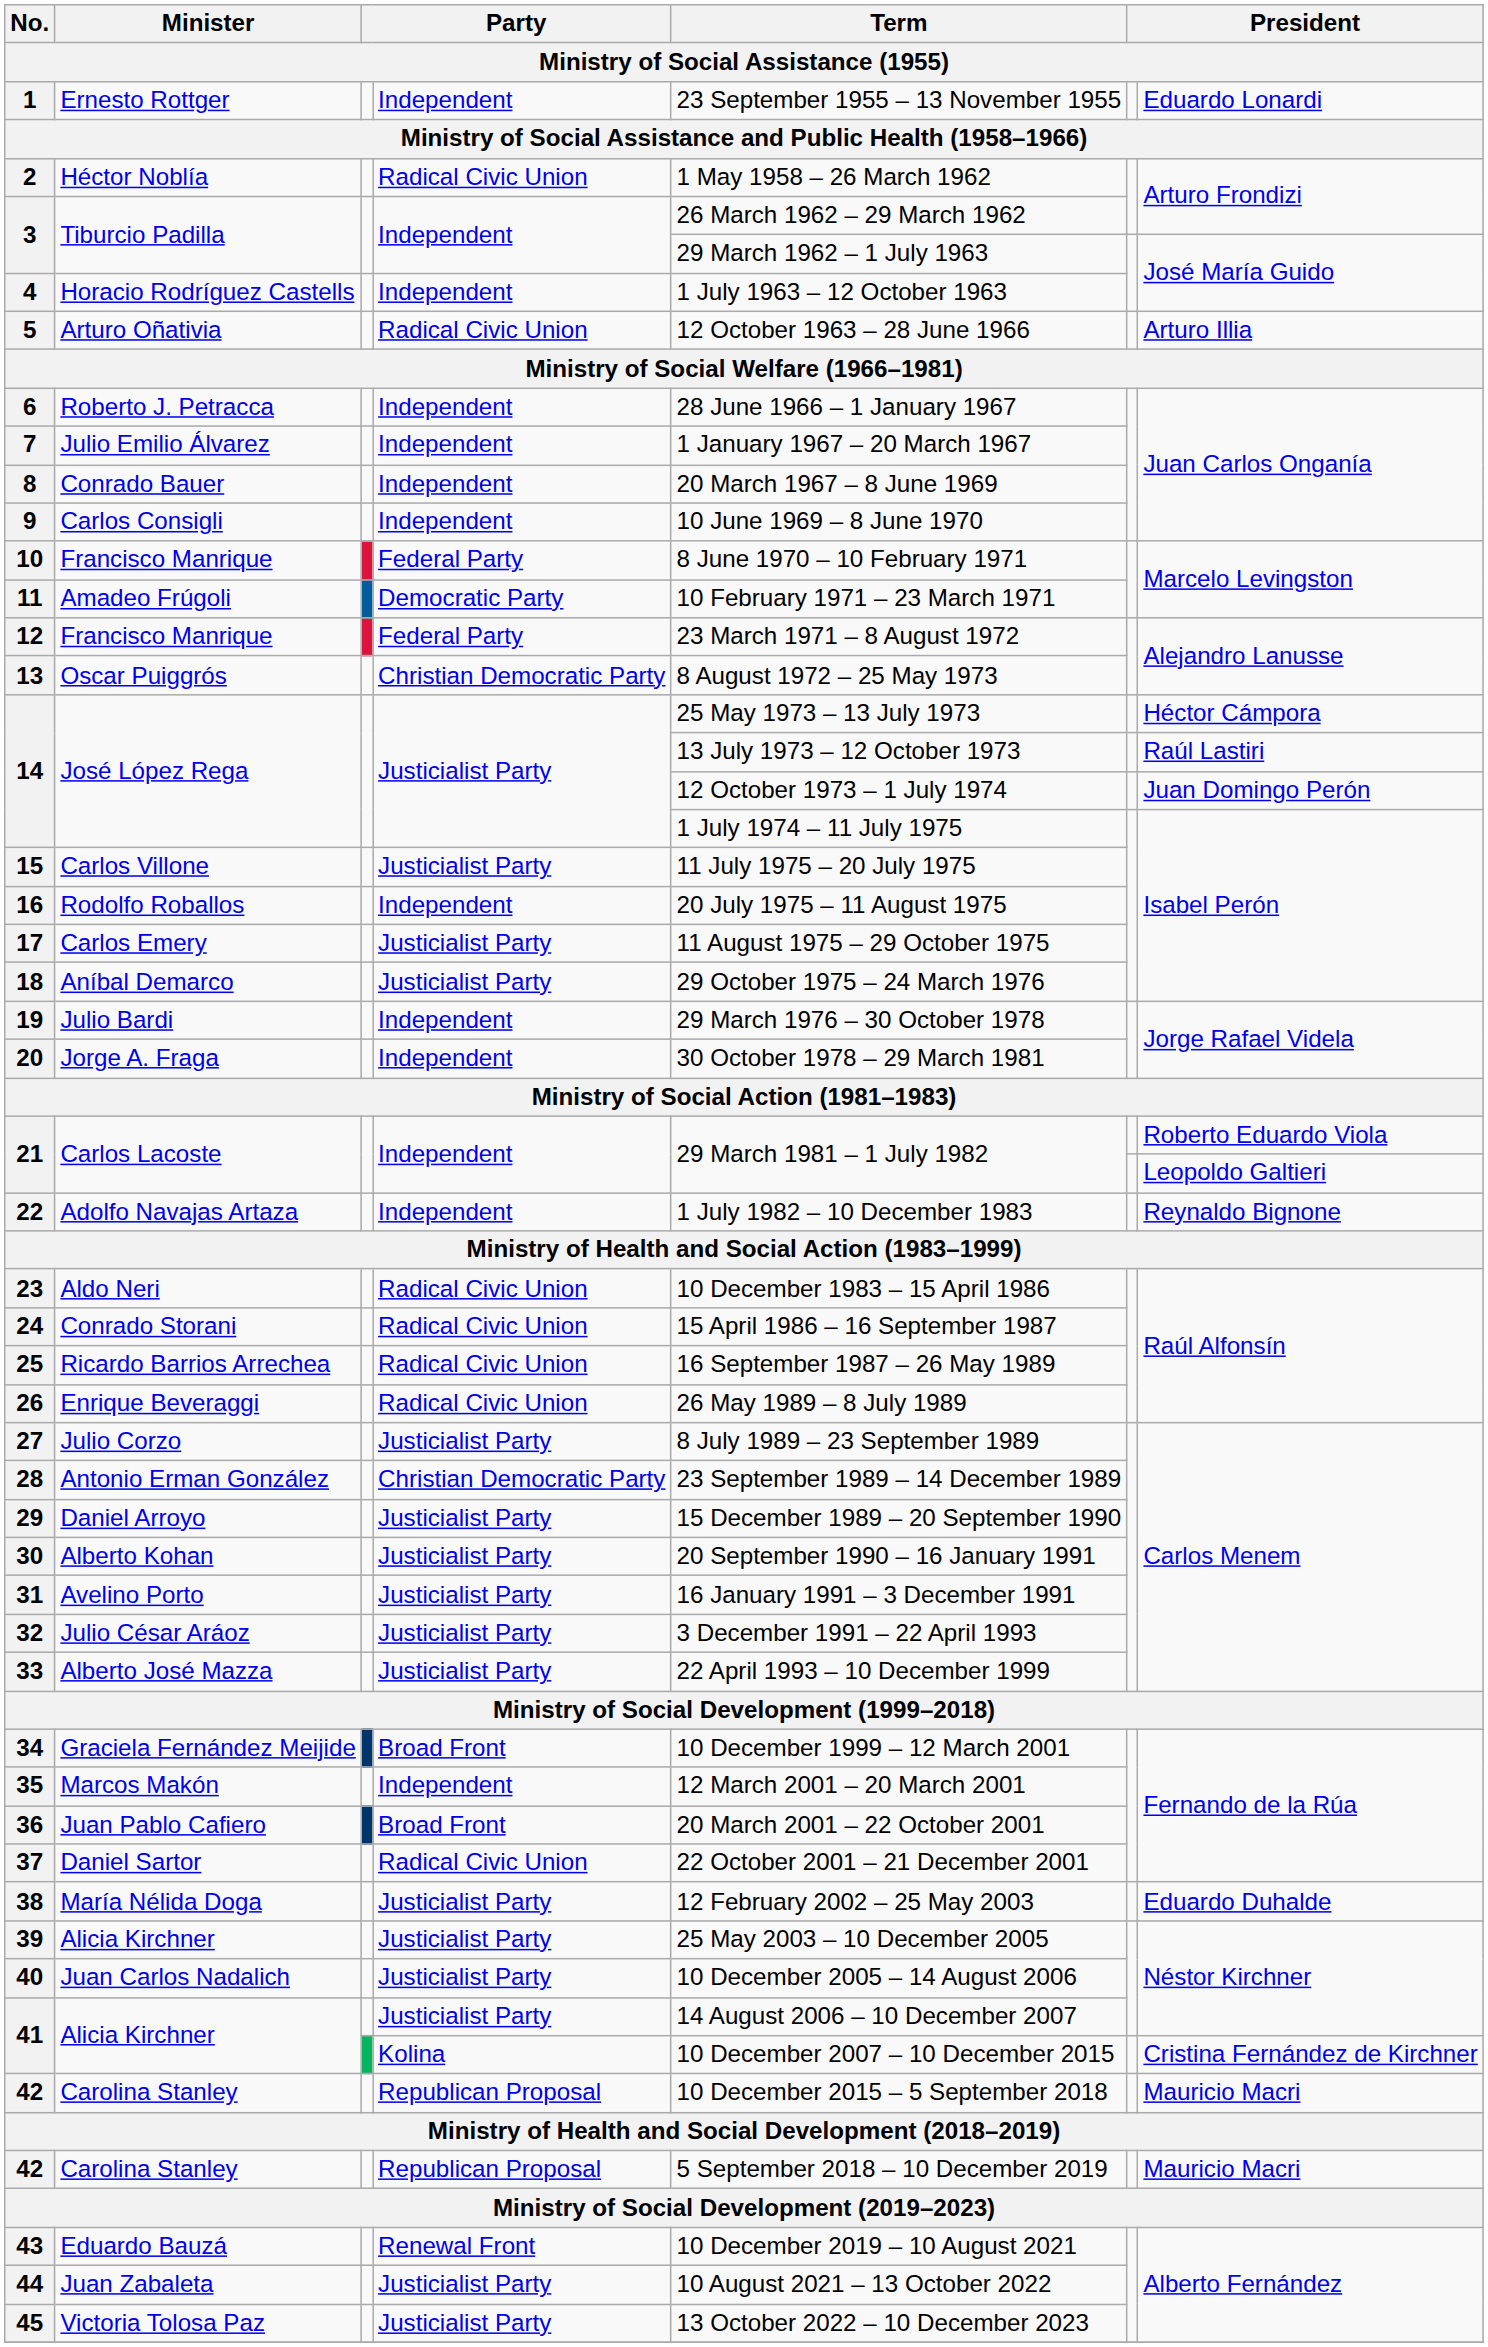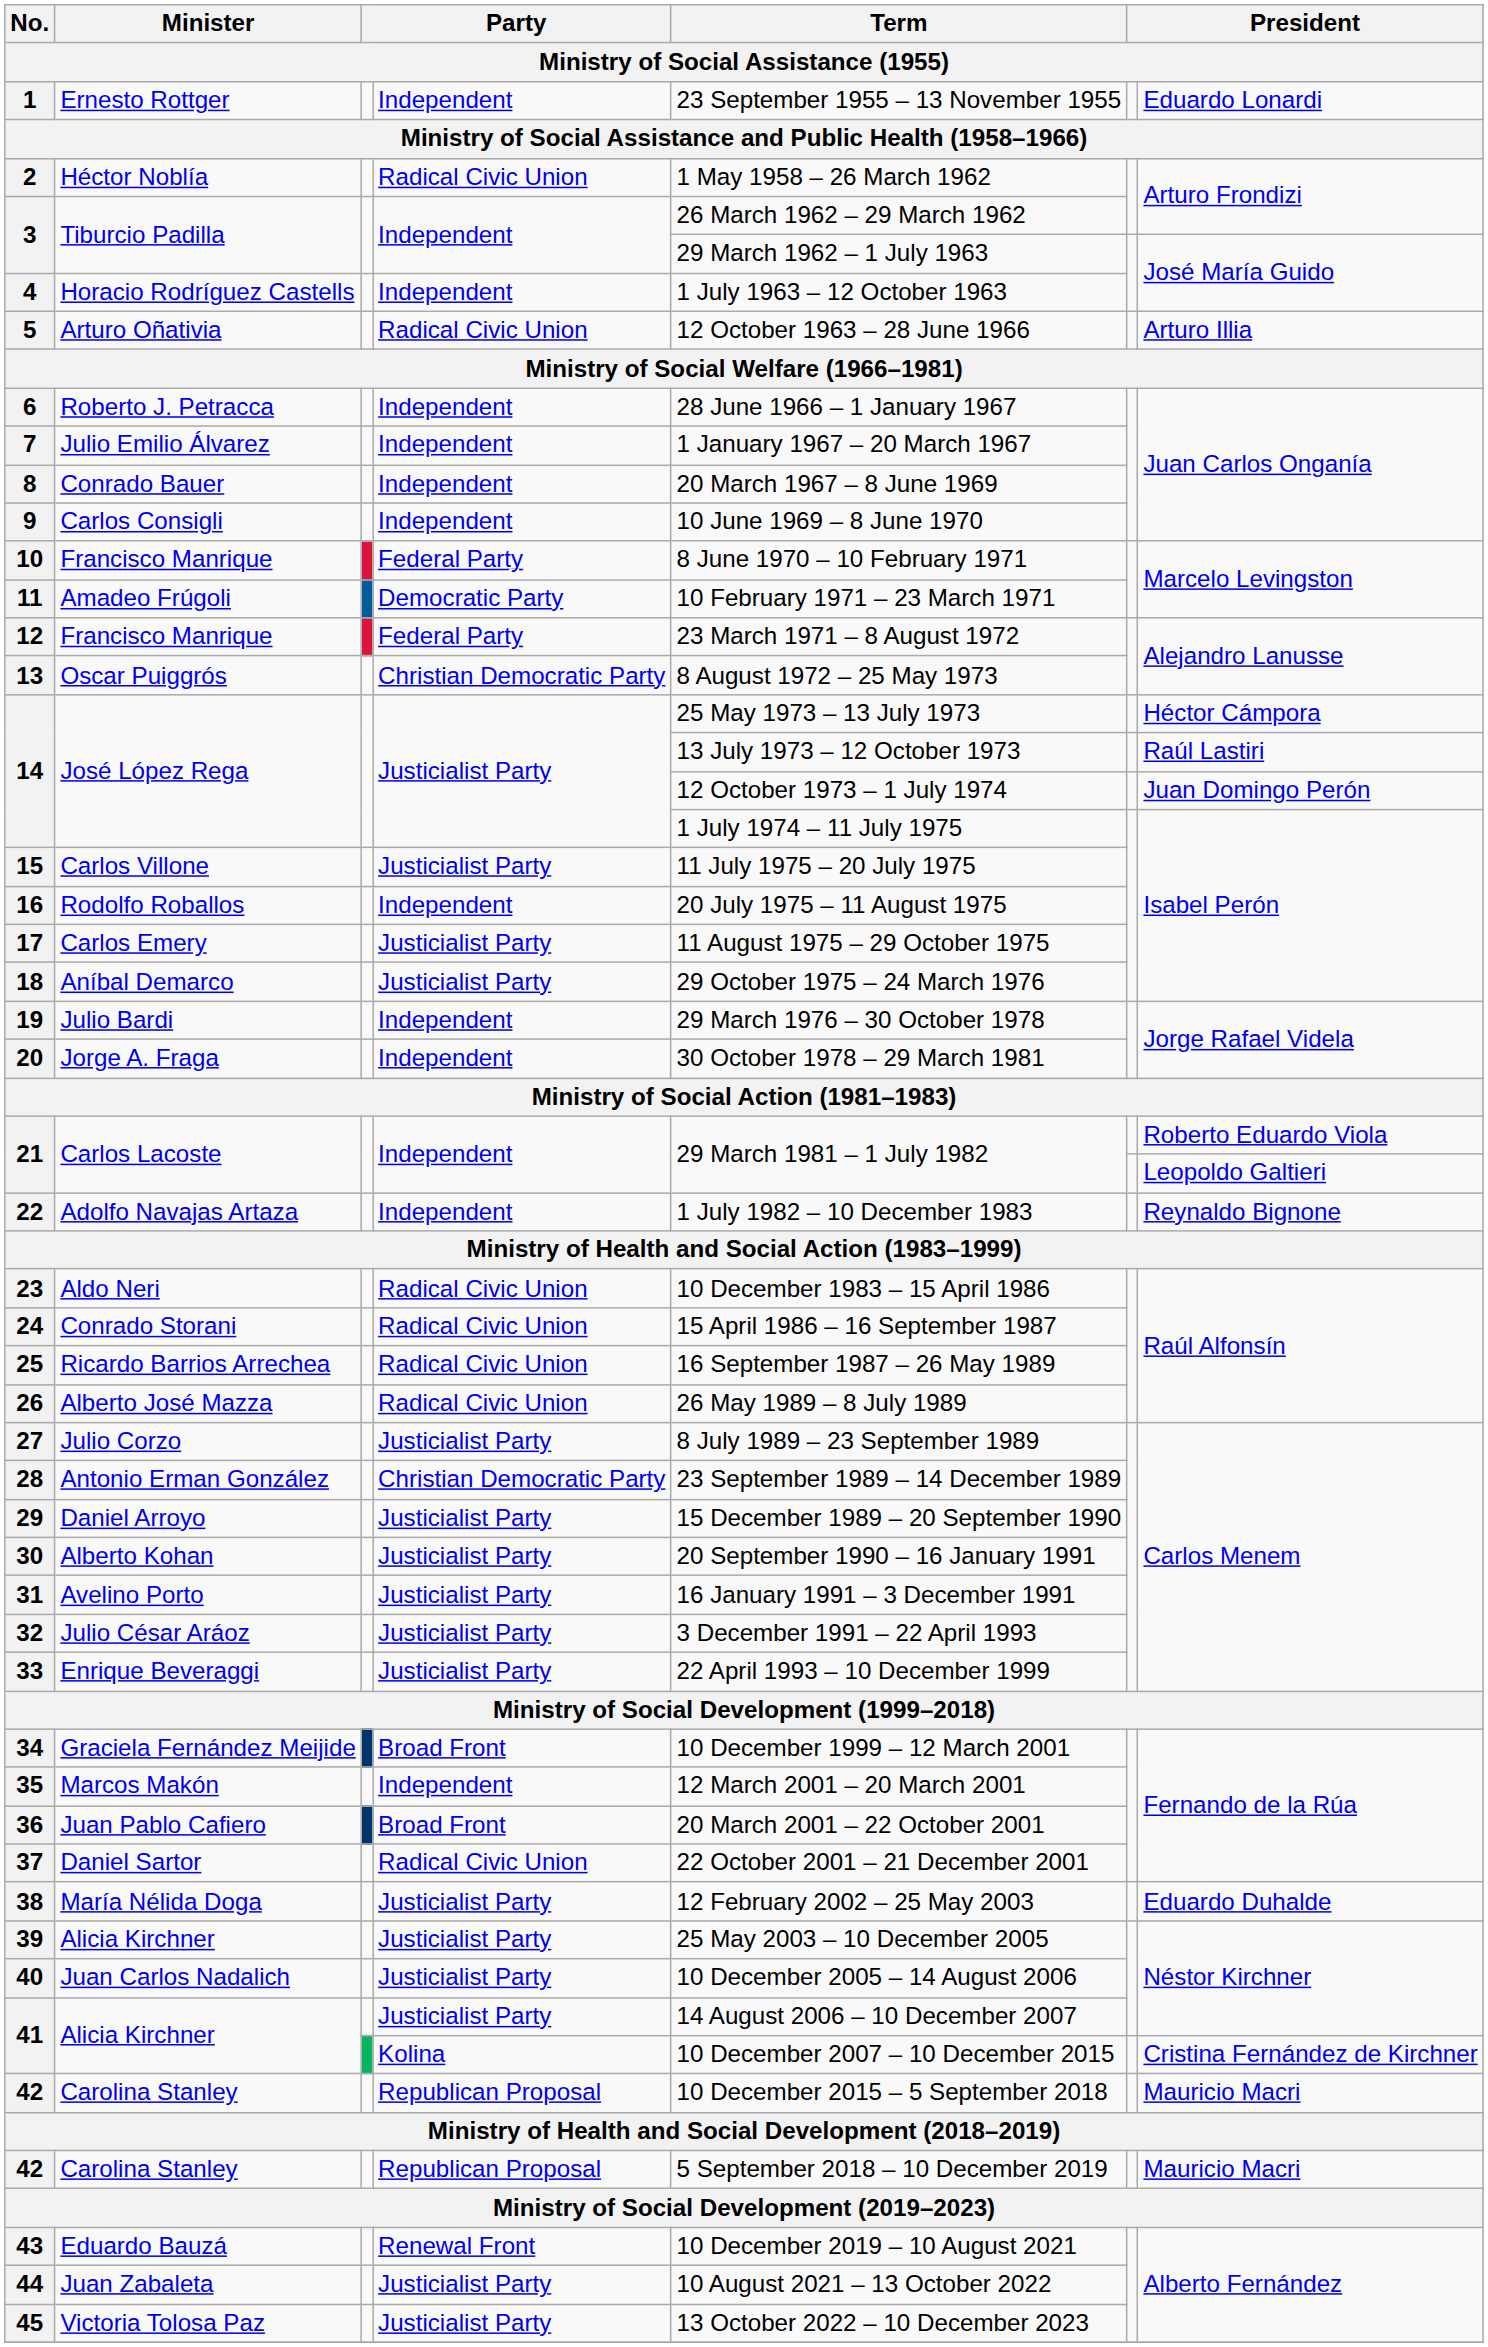(160, 1403) Enrique Beveraggi -> (166, 1403) Alberto José Mazza
(166, 1671) Alberto José Mazza -> (160, 1671) Enrique Beveraggi
